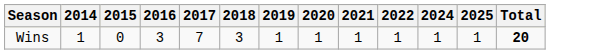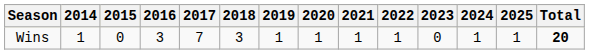+ column: (437, 16)
